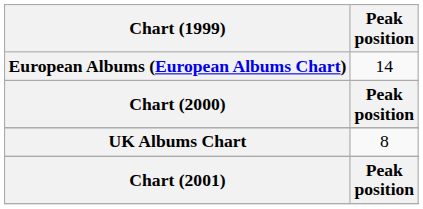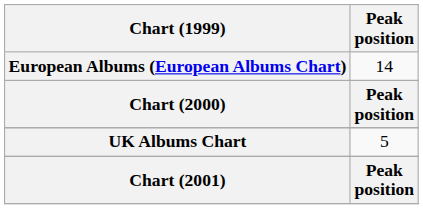(384, 141) 8 -> (384, 141) 5
